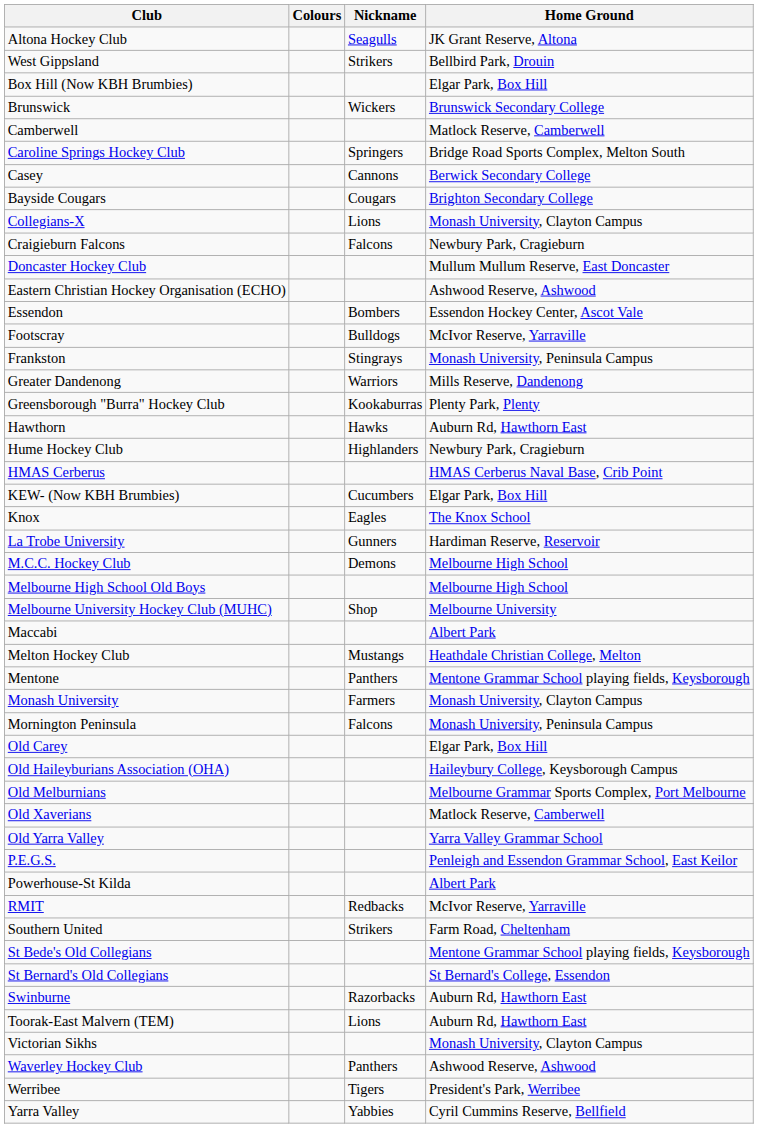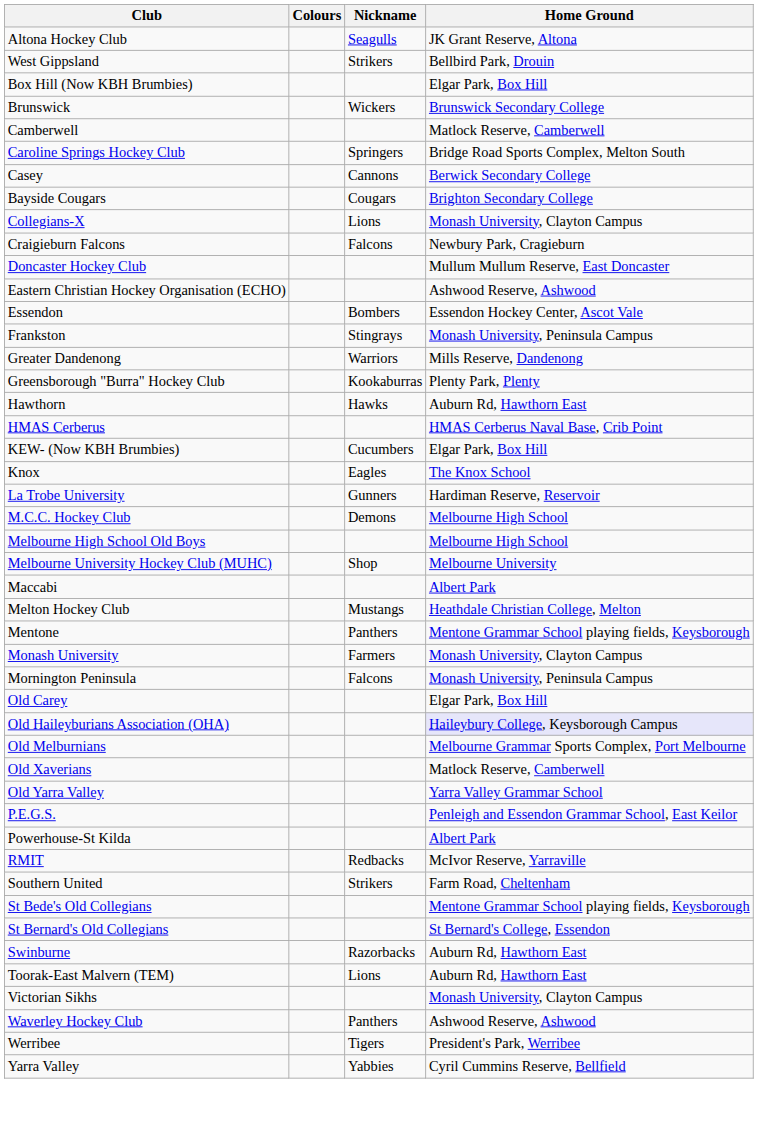- row: (36, 335)
- row: (65, 449)
(553, 769) no background -> (553, 723) lavender background
